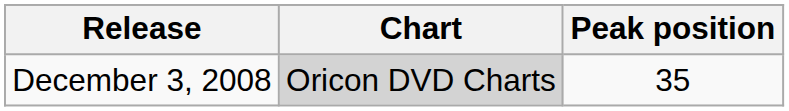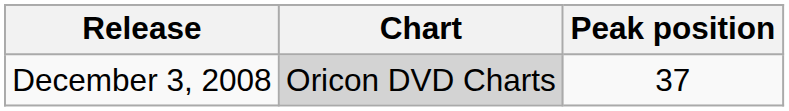(673, 79) 35 -> (673, 79) 37
